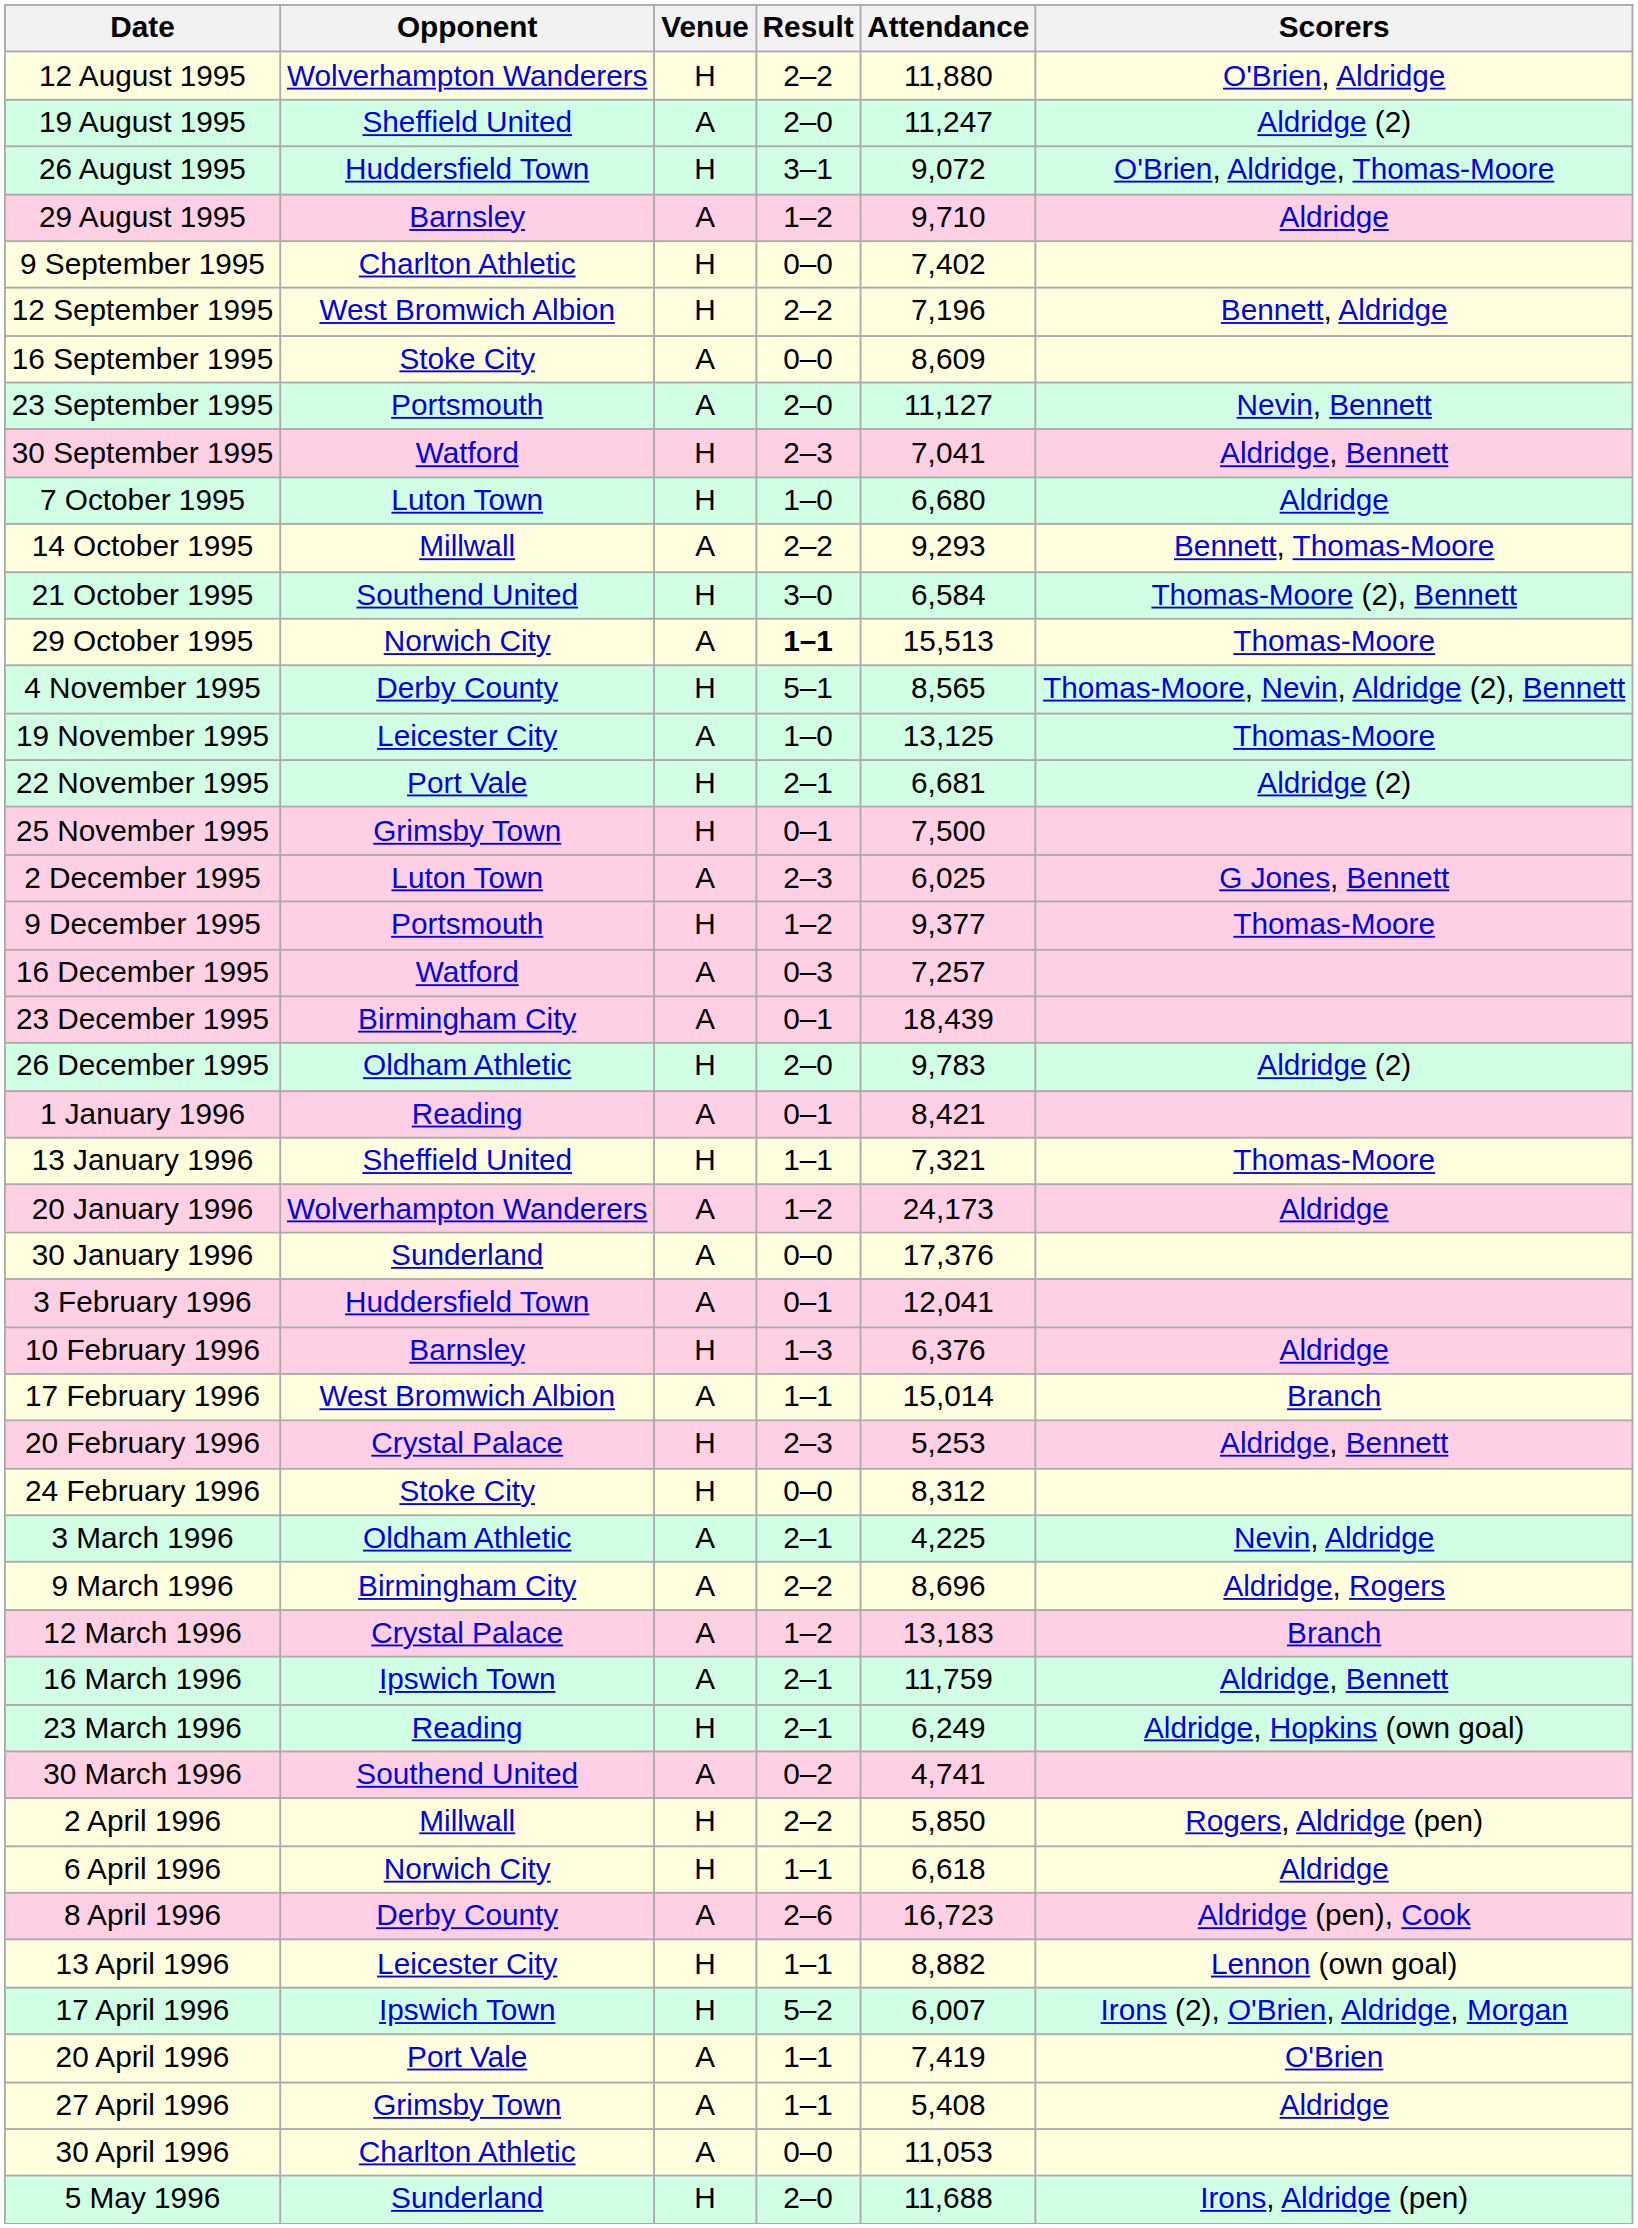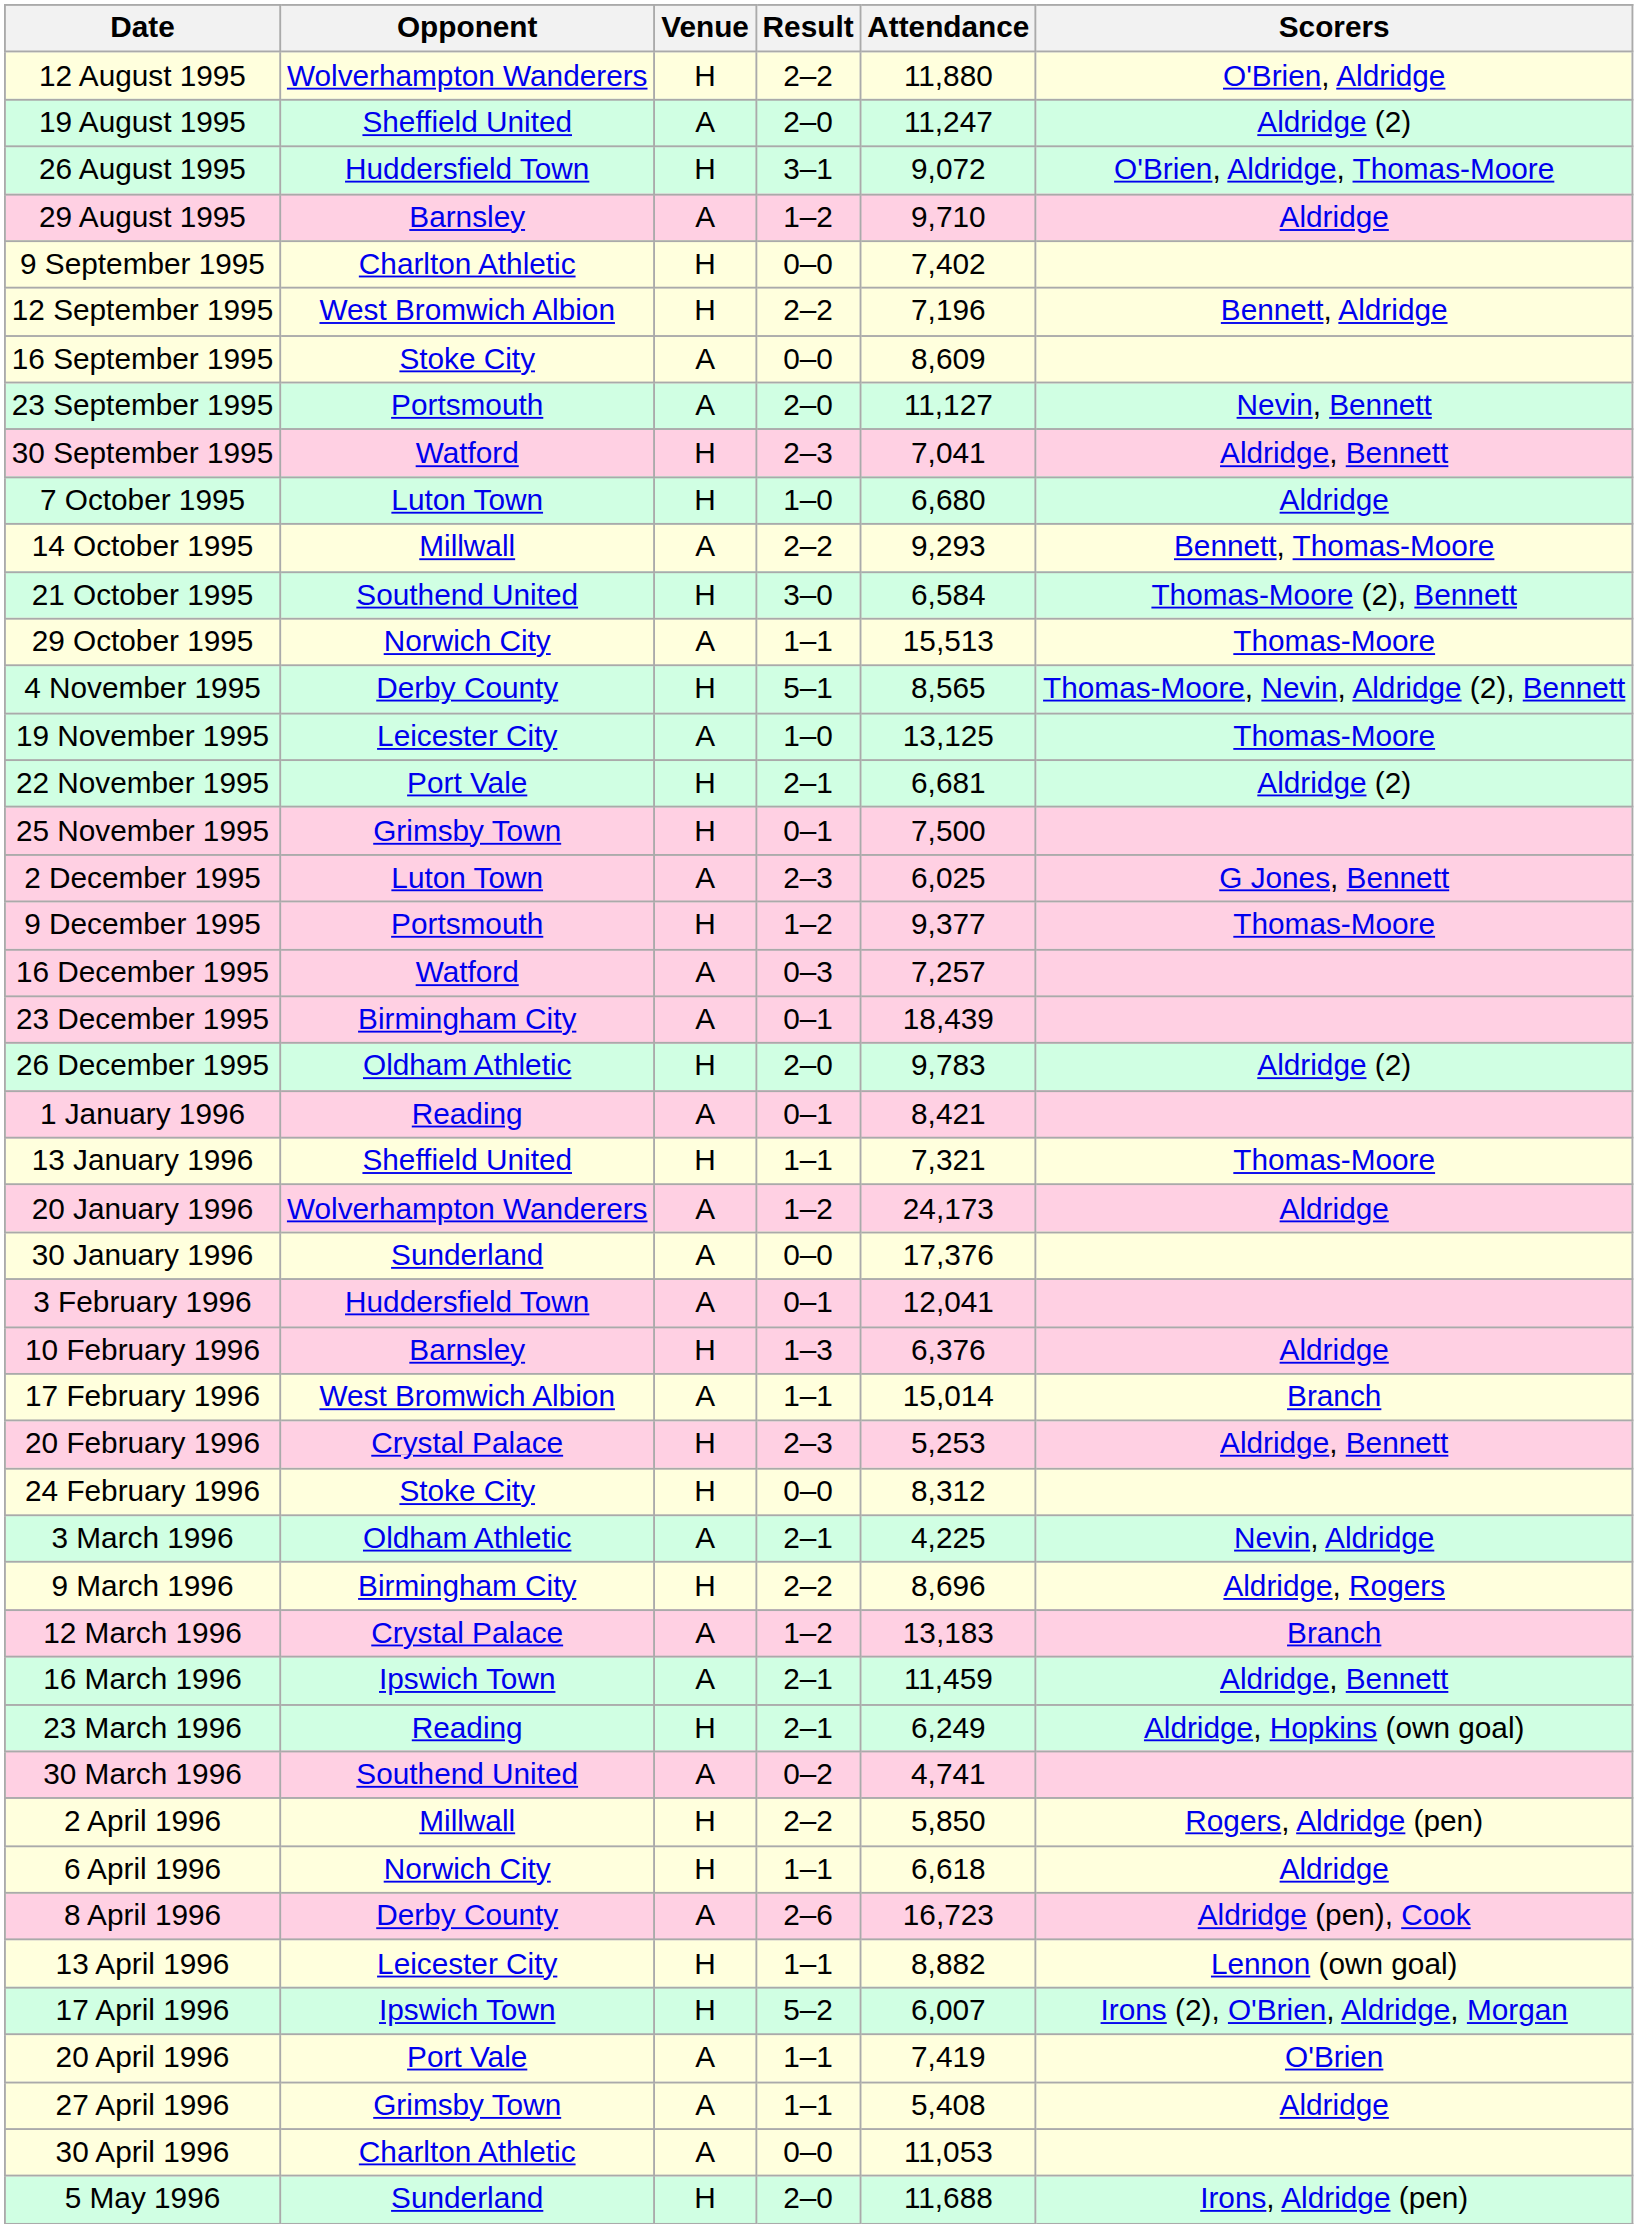(808, 641) bold -> (808, 641) normal
(705, 1585) A -> (705, 1585) H
(948, 1680) 11,759 -> (948, 1680) 11,459
